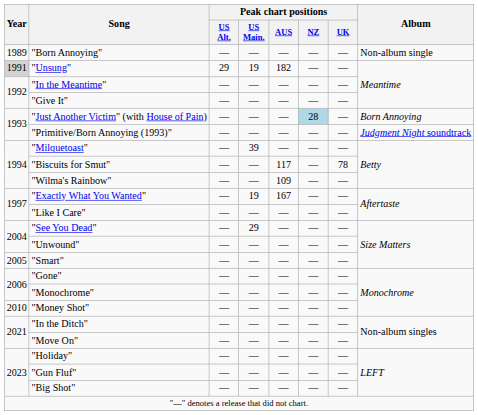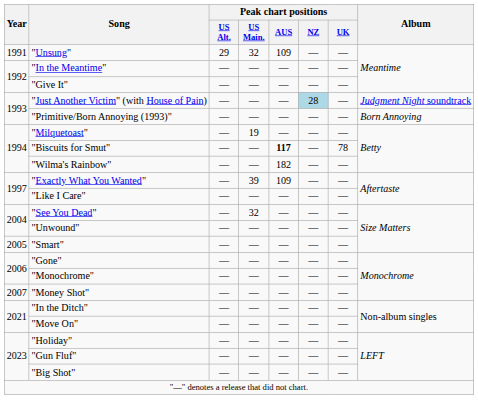- row: (67, 52)
(17, 68) lightgrey background -> (17, 52) no background
(254, 68) 19 -> (254, 52) 32
(284, 68) 182 -> (284, 52) 109
(391, 116) Born Annoying -> (416, 100) Judgment Night soundtrack
(416, 132) Judgment Night soundtrack -> (391, 116) Born Annoying
(254, 148) 39 -> (254, 132) 19
(284, 164) normal -> (284, 148) bold
(284, 180) 109 -> (284, 164) 182
(254, 196) 19 -> (254, 180) 39
(284, 196) 167 -> (284, 180) 109
(254, 228) 29 -> (254, 212) 32
(17, 308) 2010 -> (17, 292) 2007
